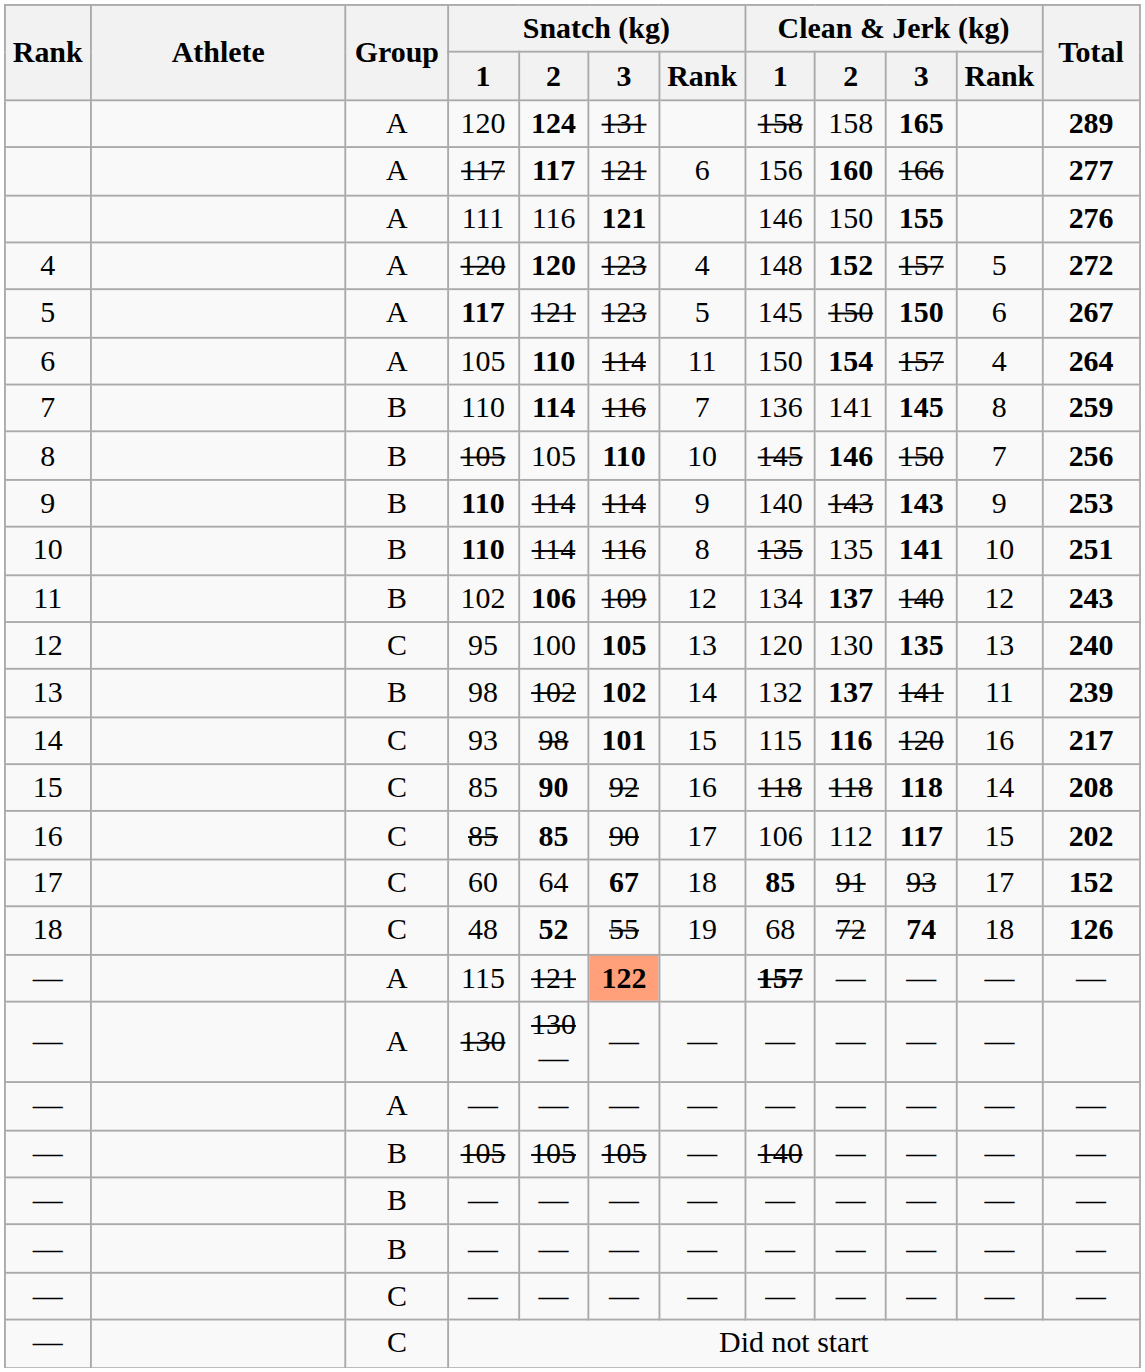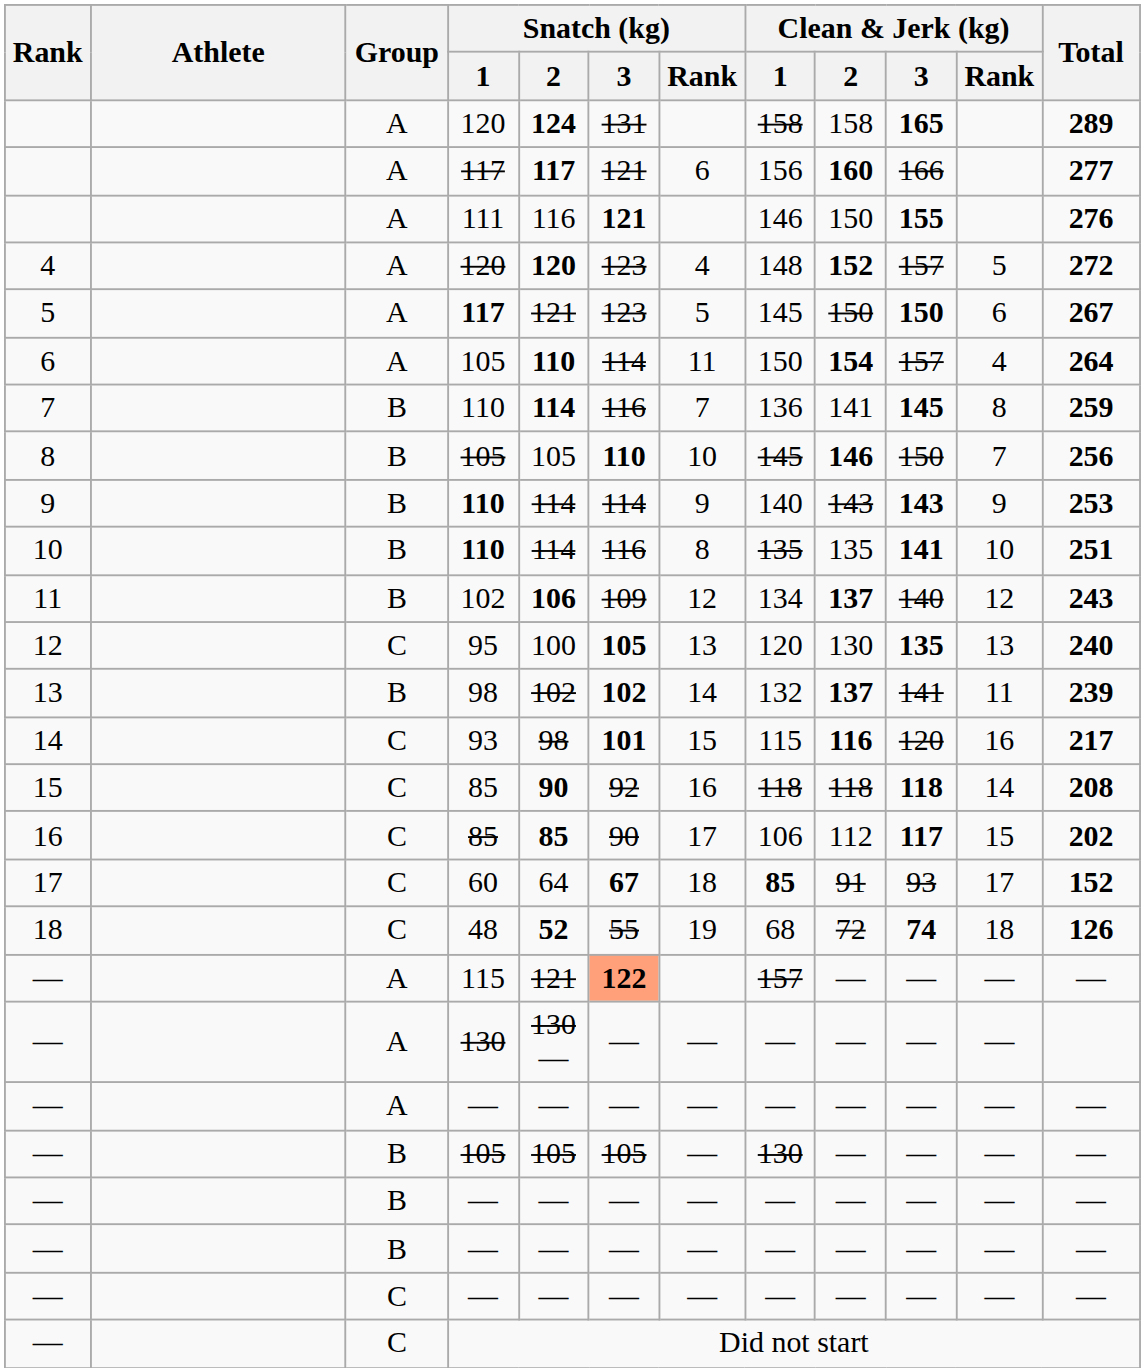(780, 977) bold -> (780, 977) normal
(780, 1153) 140 -> (780, 1153) 130
